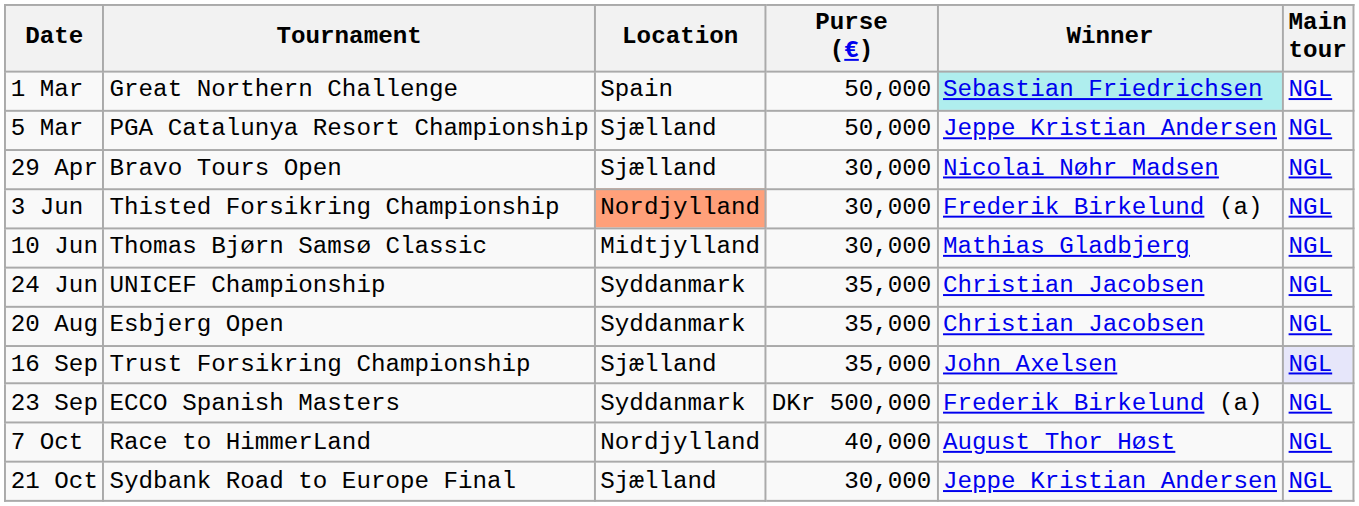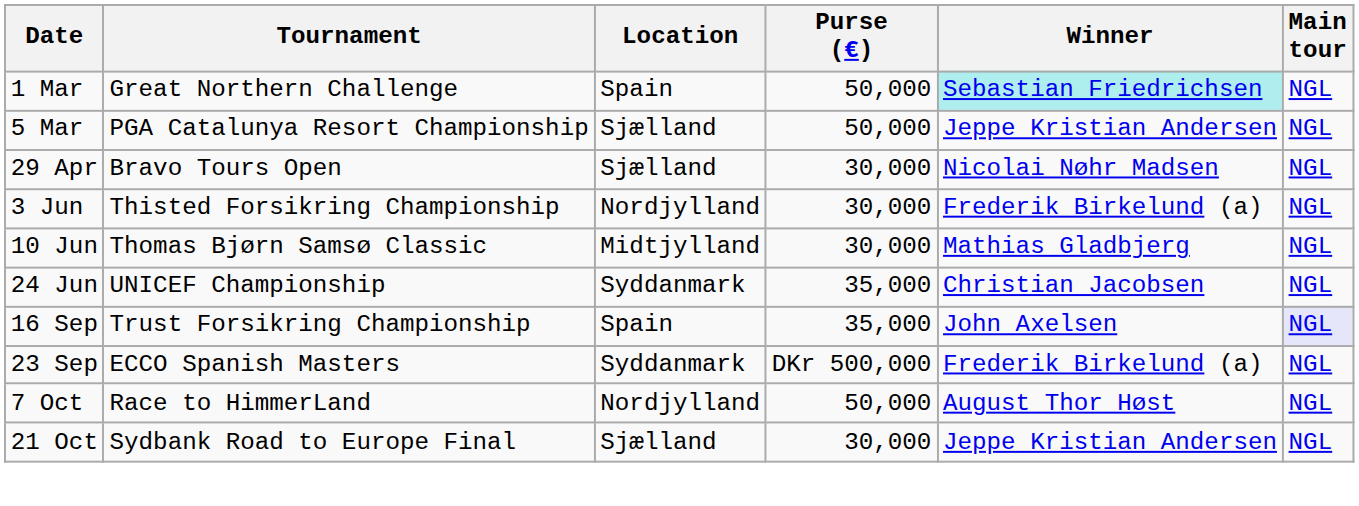(680, 209) lightsalmon background -> (680, 209) no background
- row: (54, 326)
(658, 365) Sjælland -> (637, 326) Spain
(888, 443) 40,000 -> (888, 404) 50,000
